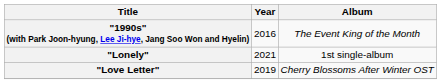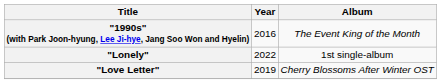(265, 54) 2021 -> (265, 54) 2022
